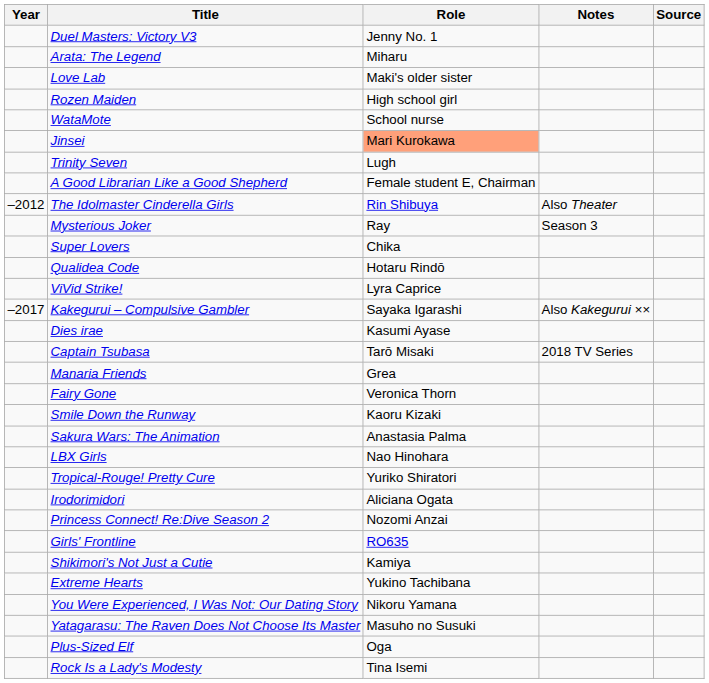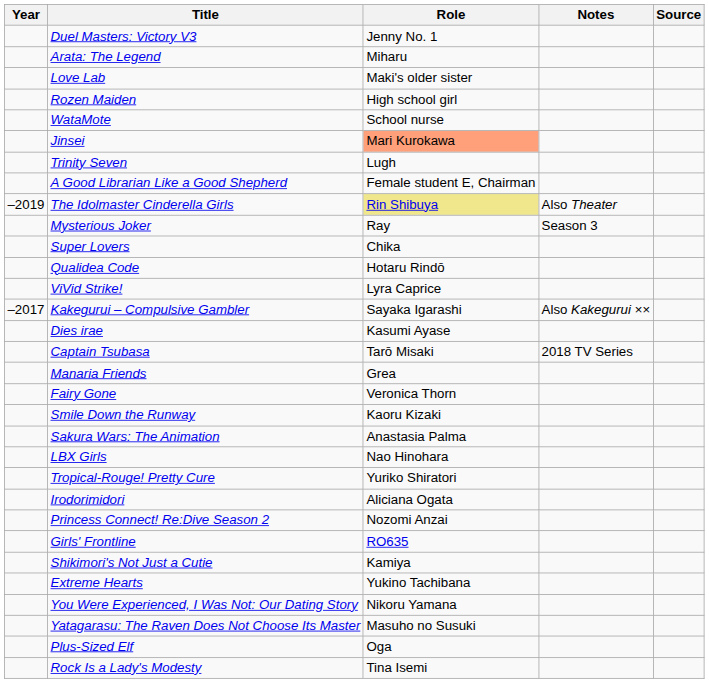(26, 204) –2012 -> (26, 204) –2019
(402, 204) no background -> (402, 204) khaki background
